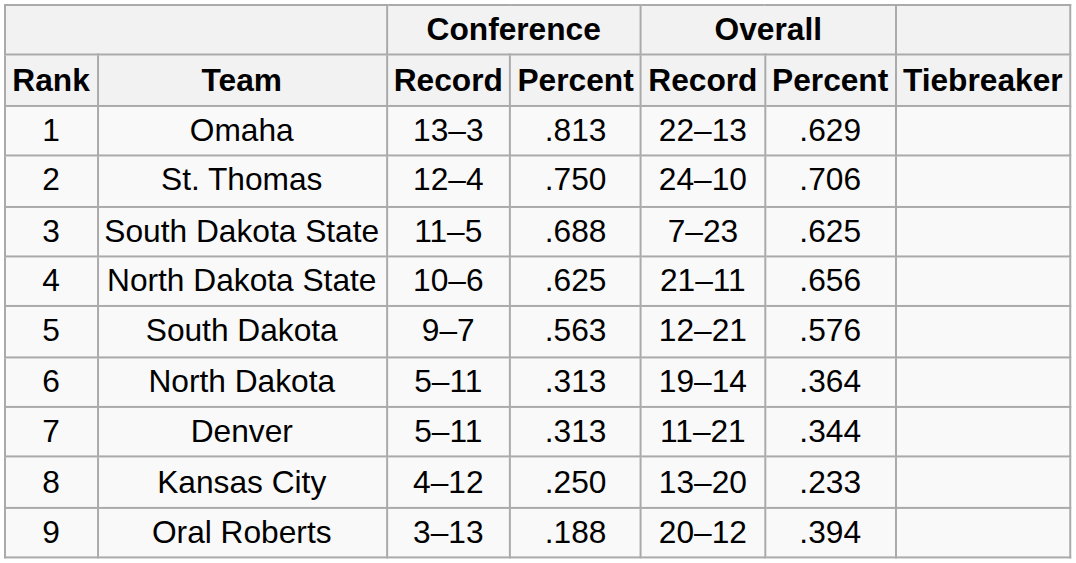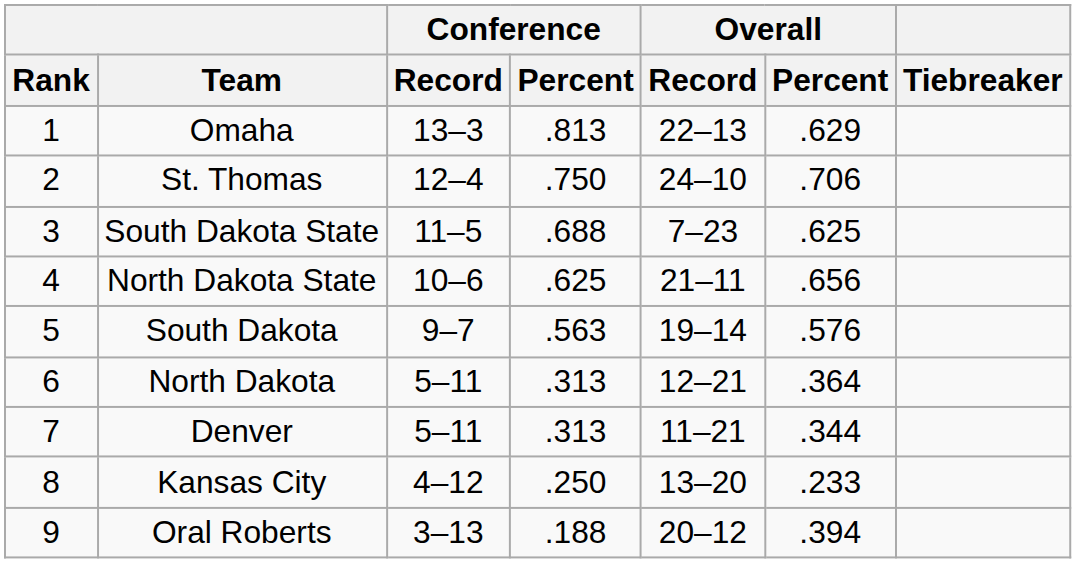(703, 331) 12–21 -> (703, 331) 19–14
(703, 381) 19–14 -> (703, 381) 12–21
